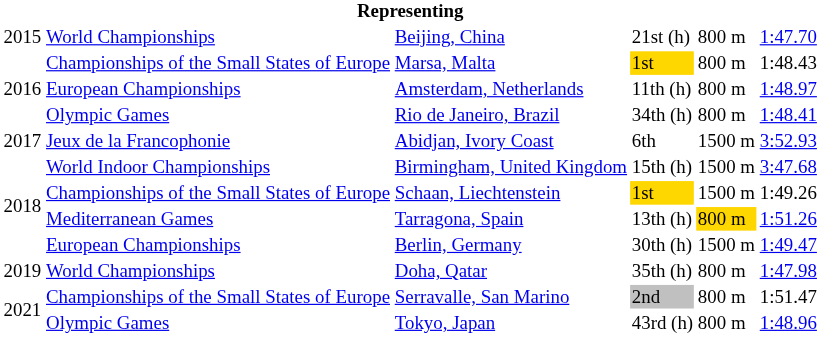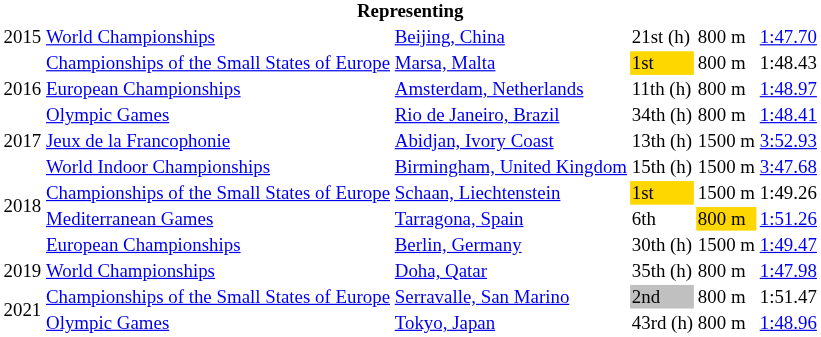(644, 140) 6th -> (662, 140) 13th (h)
(662, 218) 13th (h) -> (644, 218) 6th
